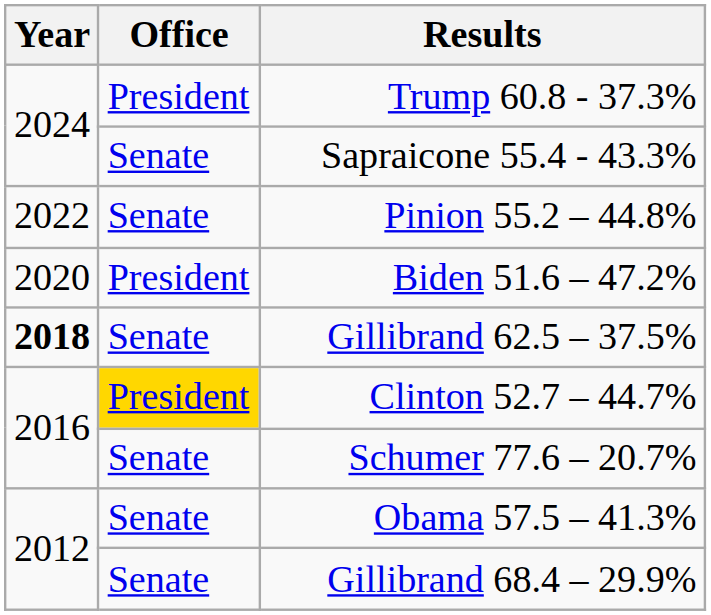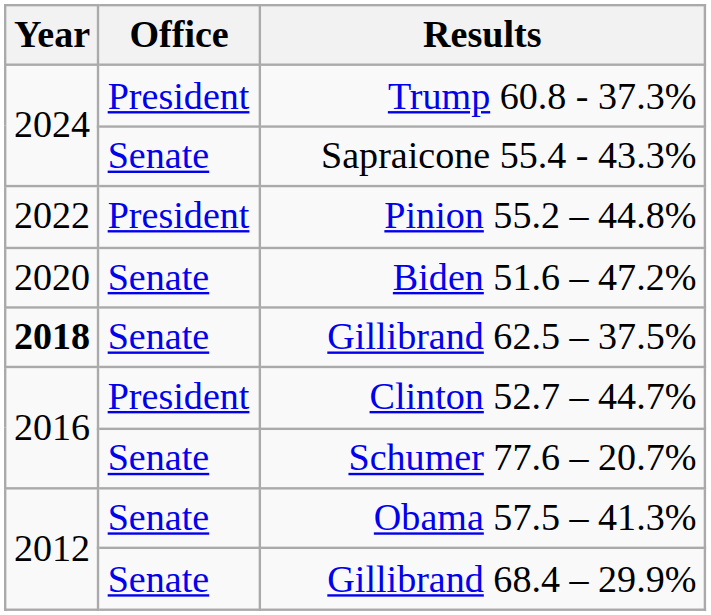(158, 215) Senate -> (179, 215) President
(179, 276) President -> (158, 276) Senate
(179, 397) gold background -> (179, 397) no background
